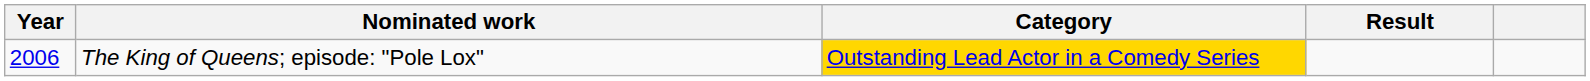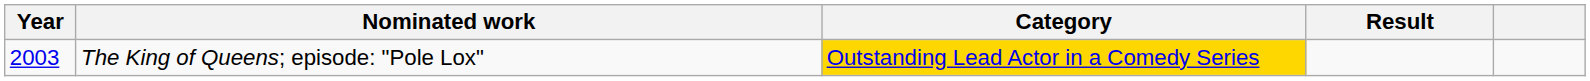(35, 57) 2006 -> (35, 57) 2003
